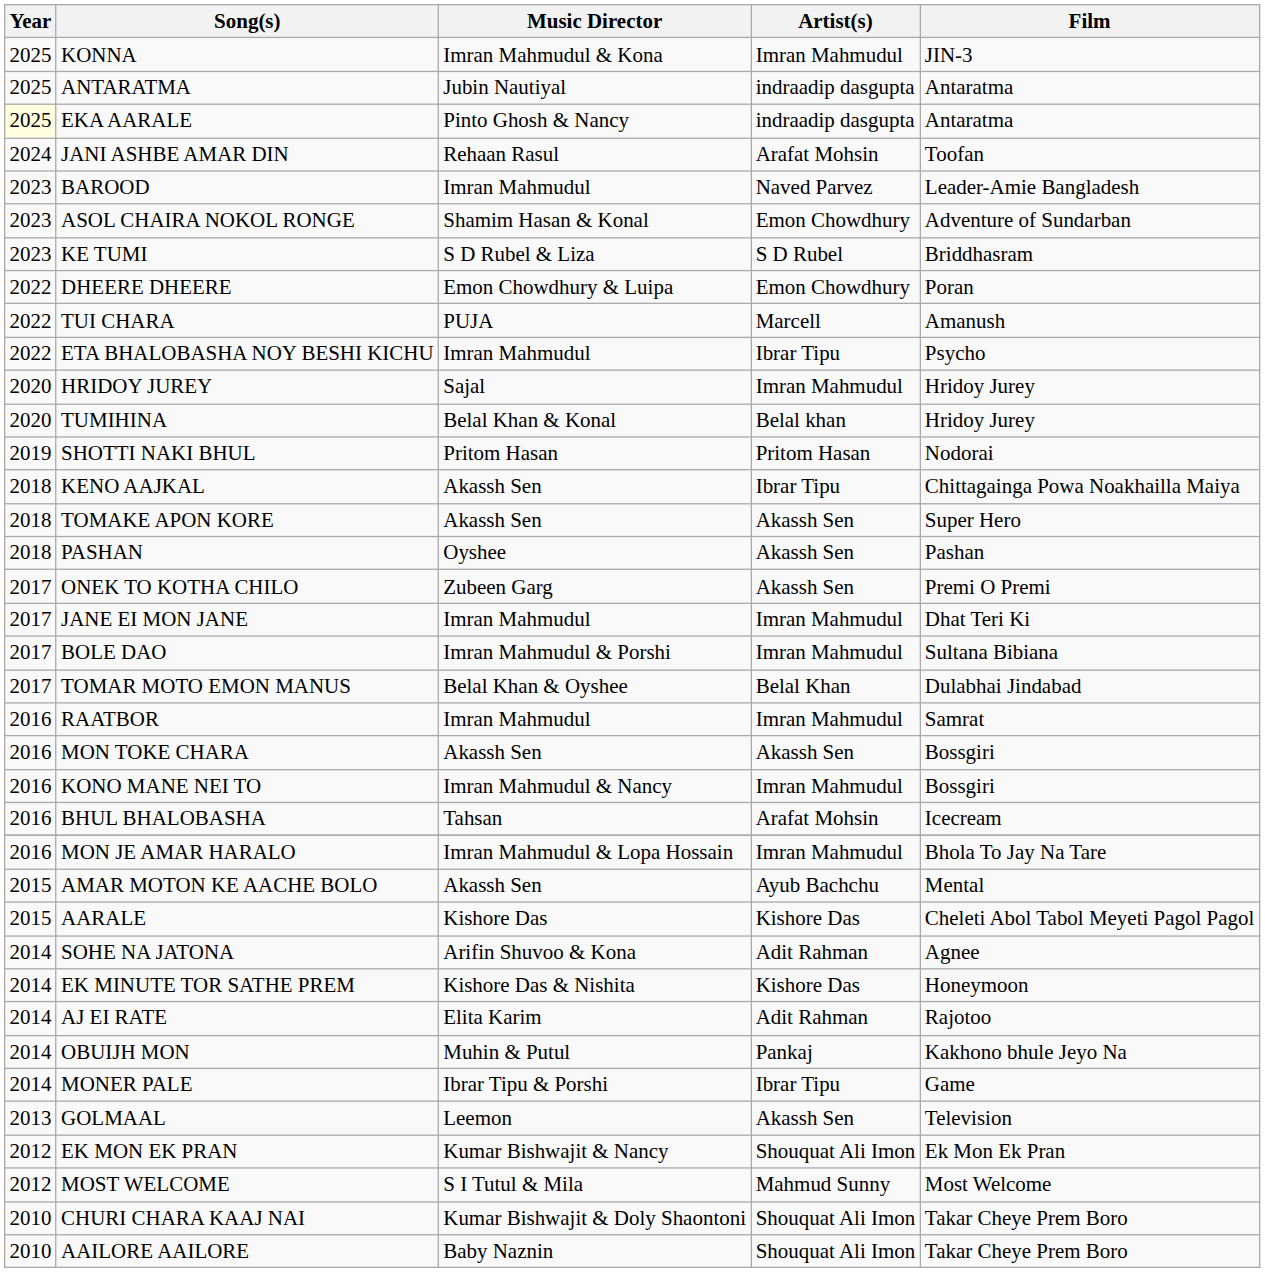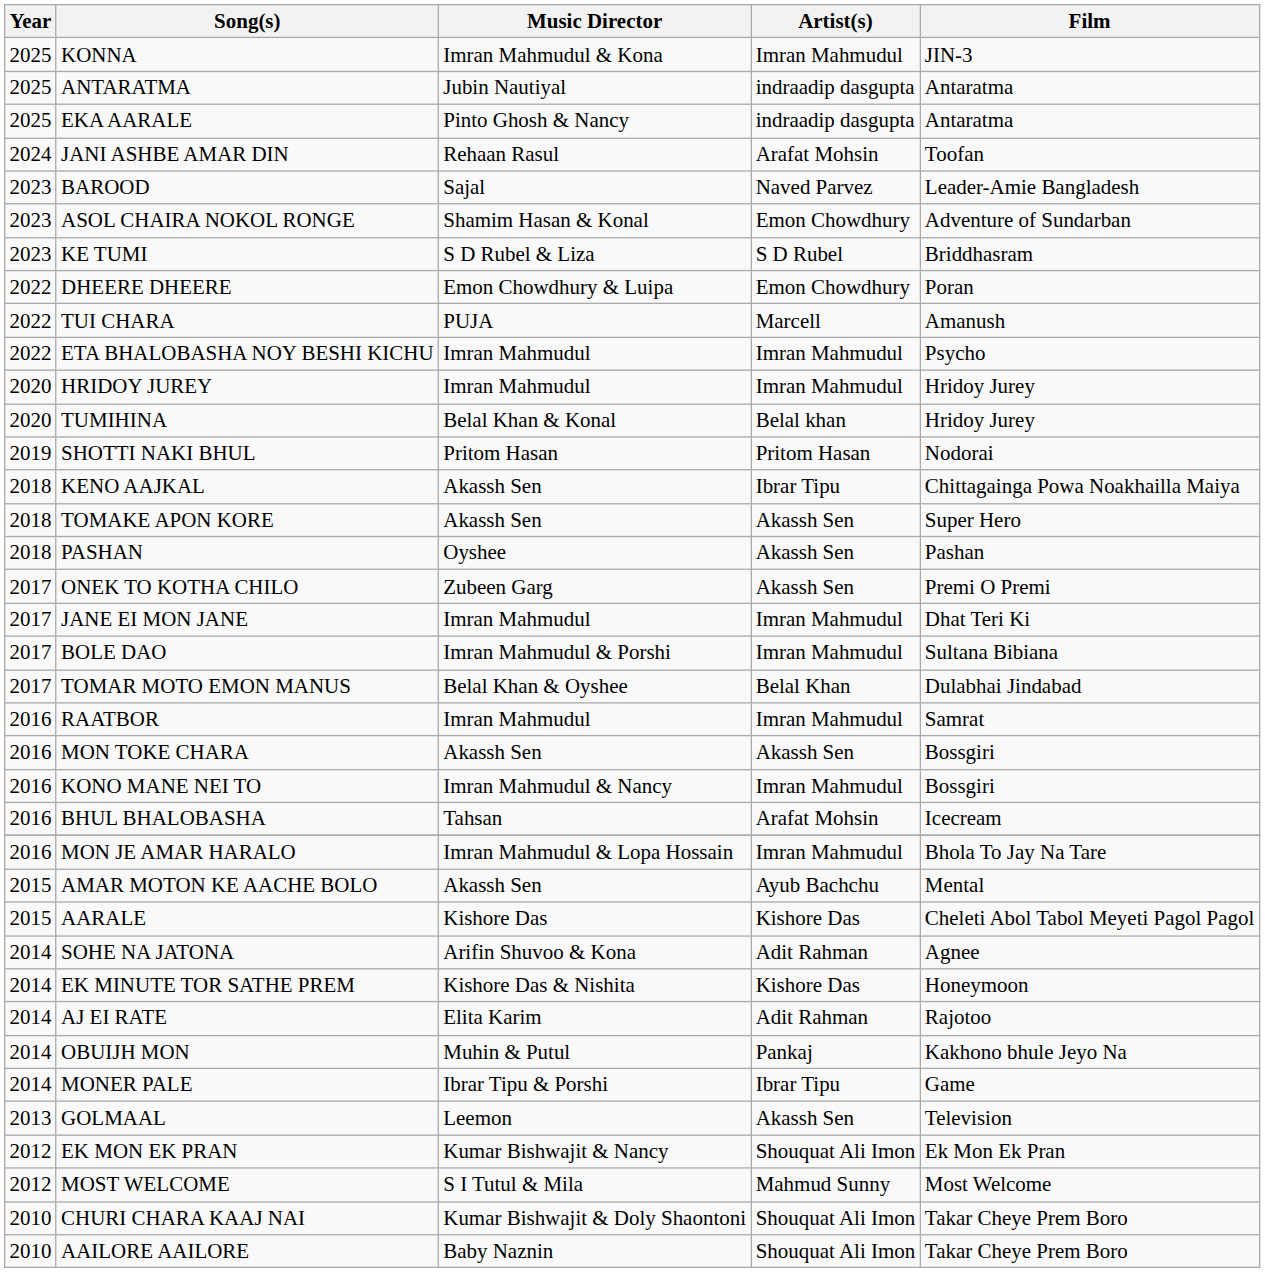(30, 120) lightyellow background -> (30, 120) no background
(517, 187) Imran Mahmudul -> (464, 187) Sajal
(798, 353) Ibrar Tipu -> (829, 353) Imran Mahmudul
(464, 386) Sajal -> (517, 386) Imran Mahmudul
